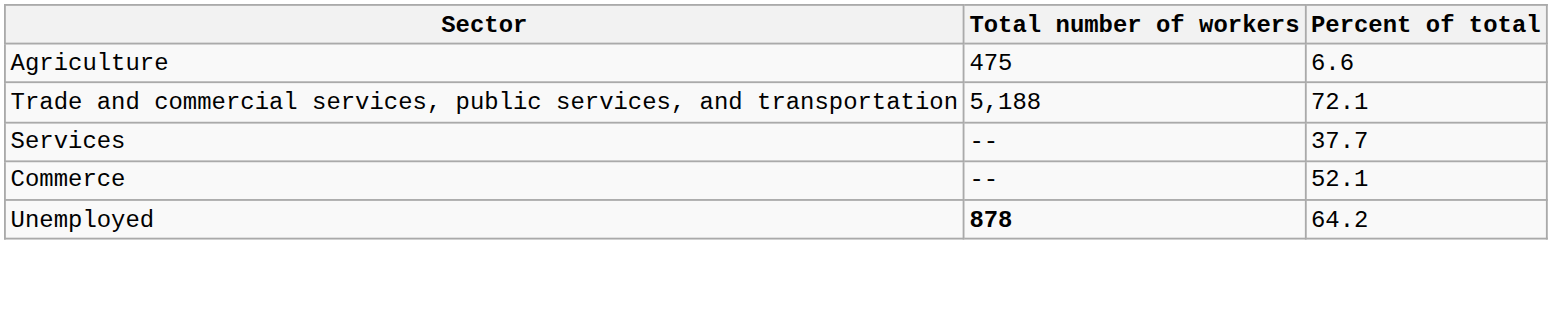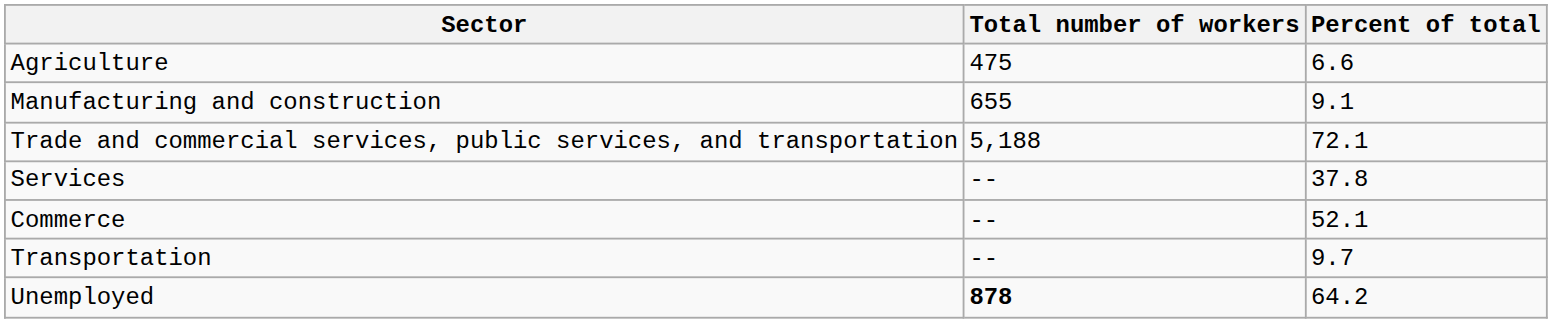+ row: (226, 102)
(1340, 141) 37.7 -> (1340, 180) 37.8
+ row: (111, 258)
